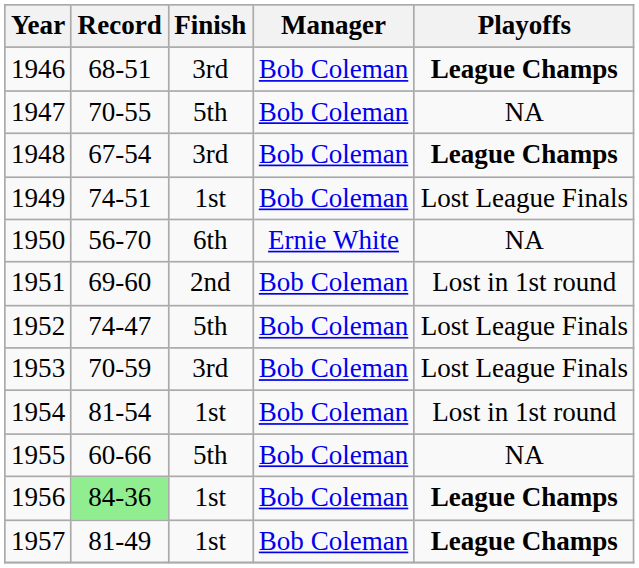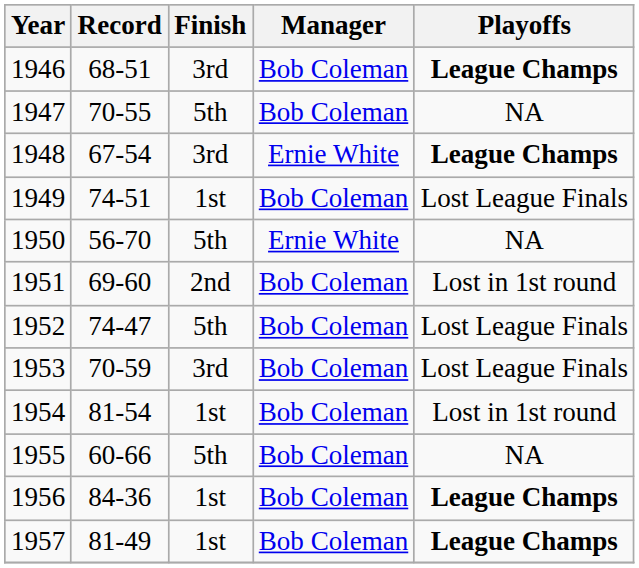(334, 154) Bob Coleman -> (334, 154) Ernie White
(210, 240) 6th -> (210, 240) 5th
(120, 497) lightgreen background -> (120, 497) no background
